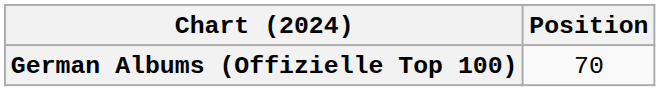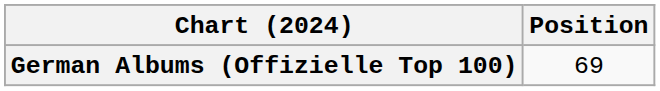(589, 66) 70 -> (589, 66) 69
